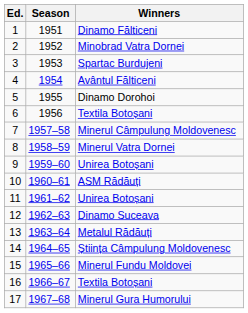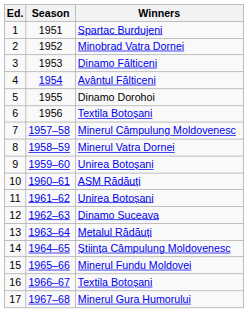(117, 30) Dinamo Fălticeni -> (120, 30) Spartac Burdujeni
(120, 64) Spartac Burdujeni -> (117, 64) Dinamo Fălticeni
